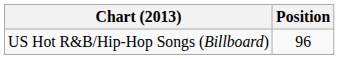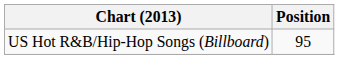(303, 41) 96 -> (303, 41) 95
